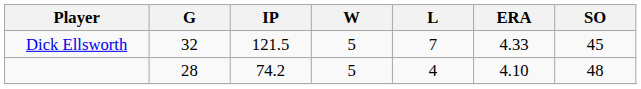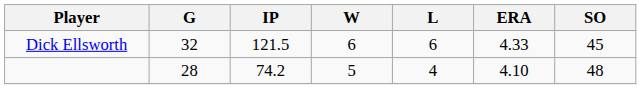(352, 44) 5 -> (352, 44) 6
(433, 44) 7 -> (433, 44) 6
